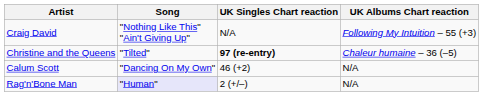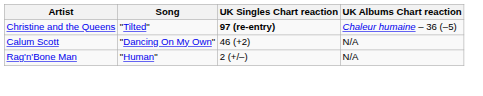- row: (32, 32)
(139, 83) lavender background -> (139, 57) no background
